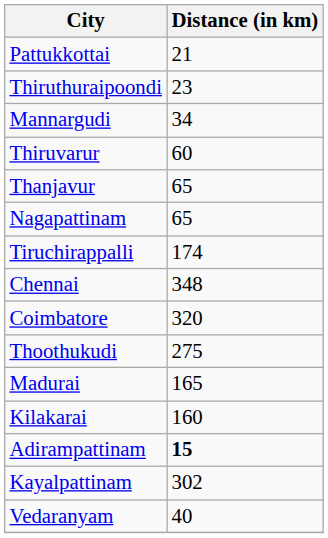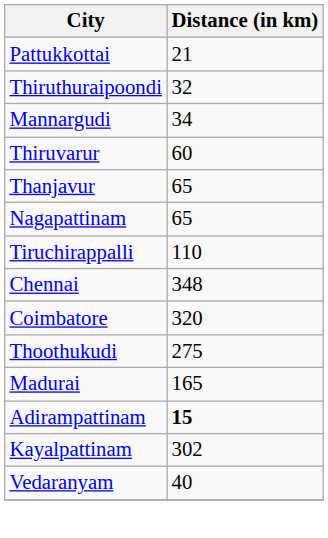(182, 86) 23 -> (182, 86) 32
(187, 251) 174 -> (187, 251) 110
- row: (48, 416)
